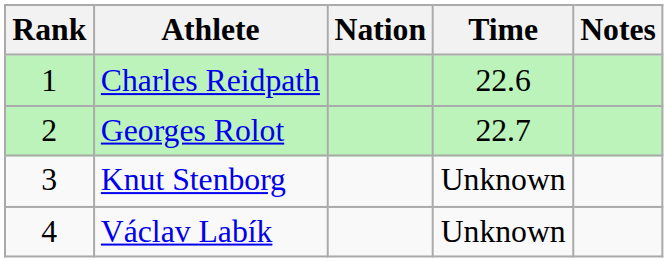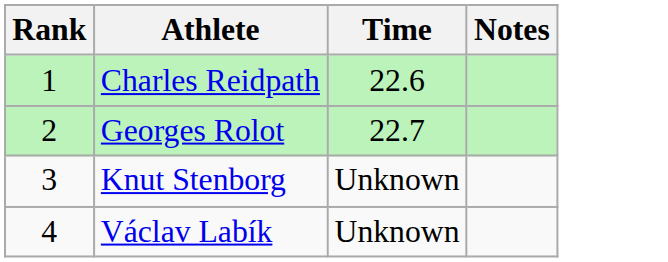- column: (380, 29)
